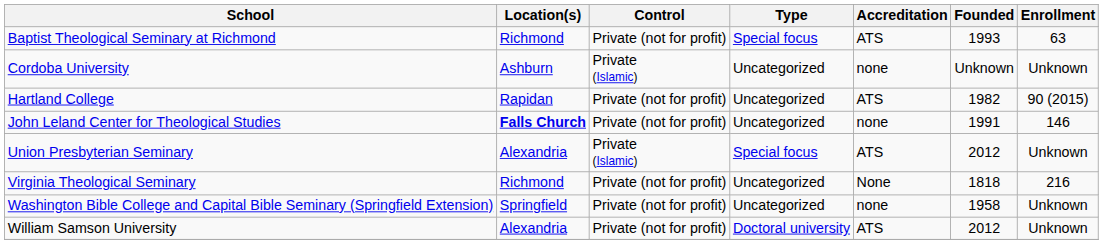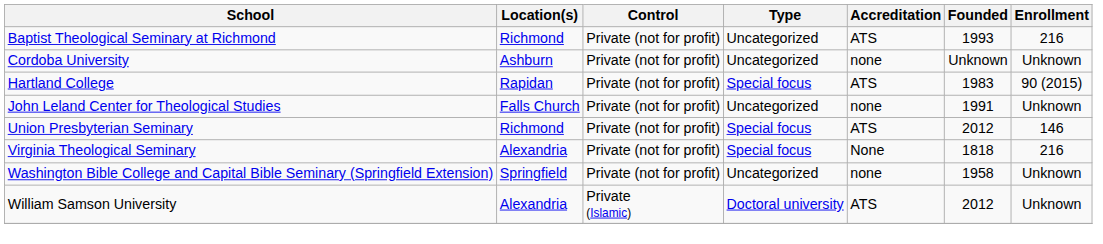(775, 38) Special focus -> (772, 38) Uncategorized
(1058, 38) 63 -> (1052, 38) 216
(615, 68) Private (Islamic) -> (653, 60) Private (not for profit)
(779, 99) Uncategorized -> (769, 83) Special focus
(984, 99) 1982 -> (978, 83) 1983
(543, 122) bold -> (540, 106) normal
(1058, 122) 146 -> (1052, 106) Unknown
(533, 152) Alexandria -> (532, 128) Richmond
(615, 152) Private (Islamic) -> (653, 128) Private (not for profit)
(1058, 152) Unknown -> (1052, 128) 146
(532, 183) Richmond -> (533, 151) Alexandria
(779, 183) Uncategorized -> (769, 151) Special focus
(659, 228) Private (not for profit) -> (609, 204) Private (Islamic)
